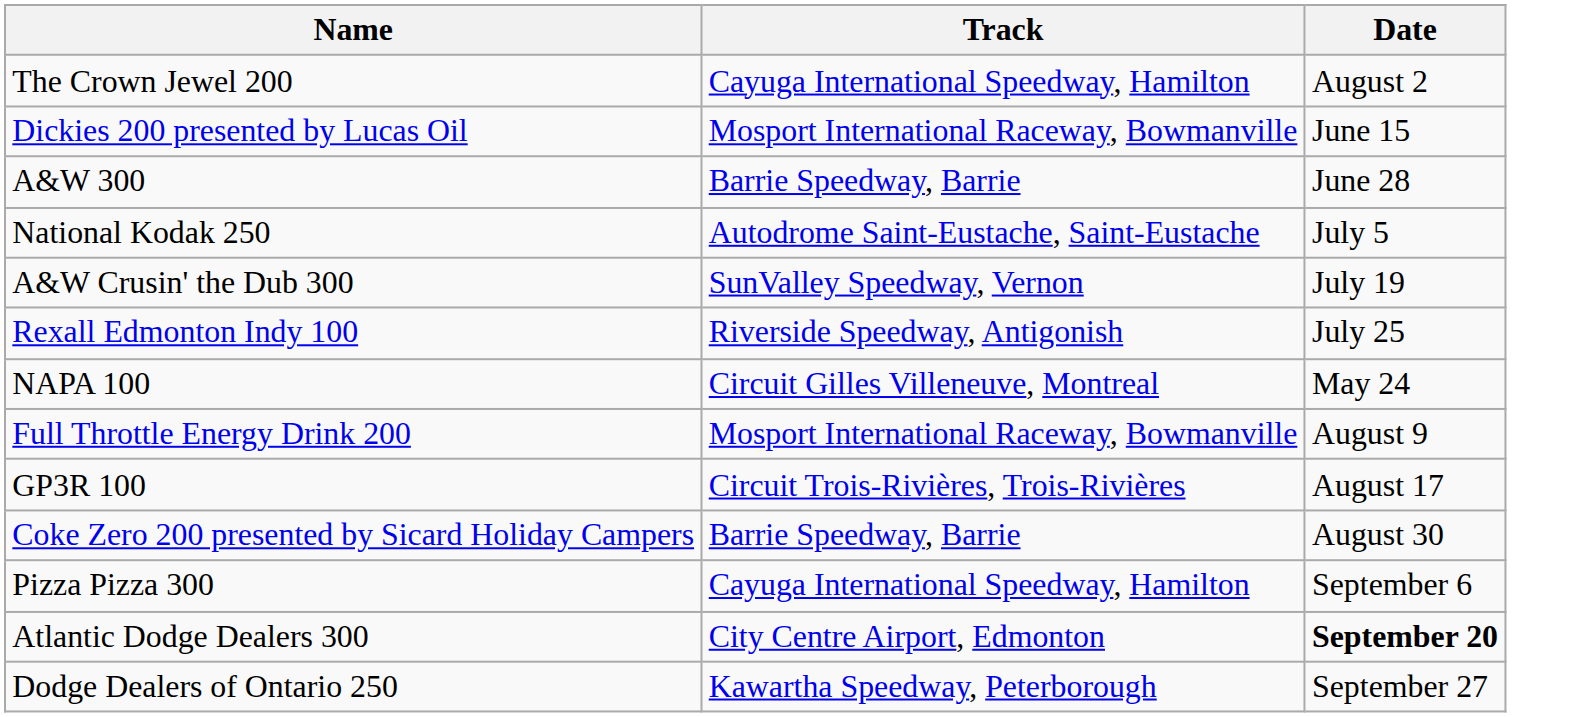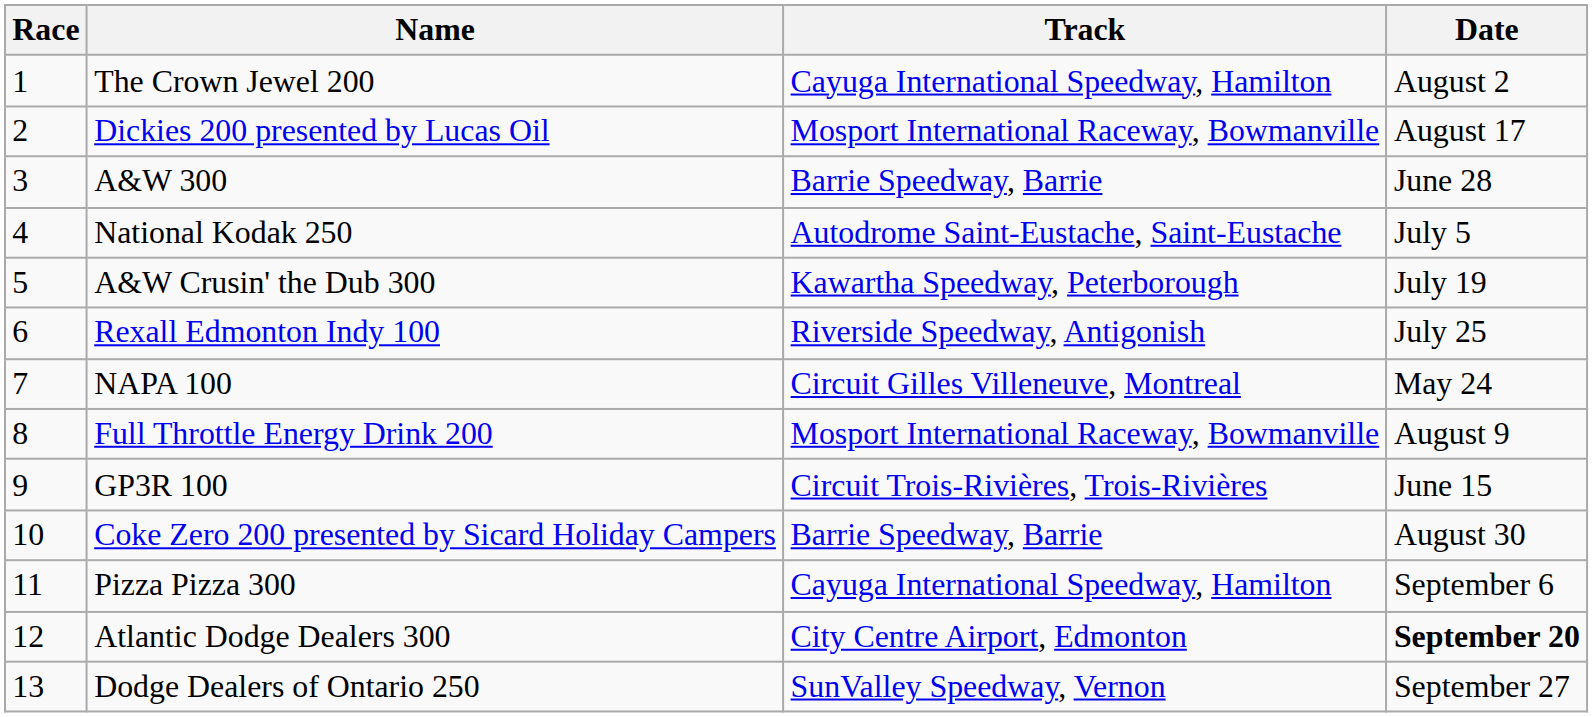+ column: (46, 29)
(1361, 130) June 15 -> (1460, 130) August 17
(896, 282) SunValley Speedway, Vernon -> (1015, 282) Kawartha Speedway, Peterborough
(1378, 484) August 17 -> (1443, 484) June 15
(933, 686) Kawartha Speedway, Peterborough -> (978, 686) SunValley Speedway, Vernon
